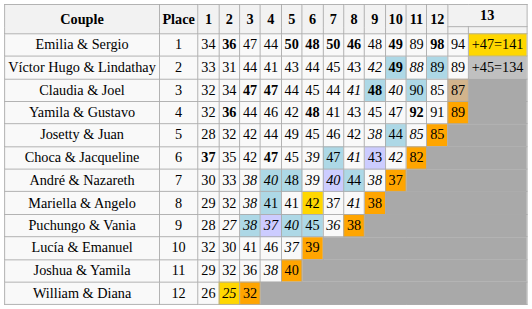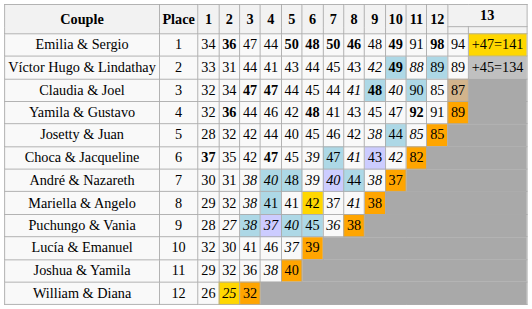(417, 44) 89 -> (417, 44) 91
(292, 135) 49 -> (292, 135) 40
(229, 180) 33 -> (229, 180) 31
